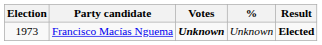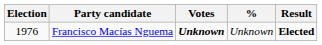(27, 31) 1973 -> (27, 31) 1976
